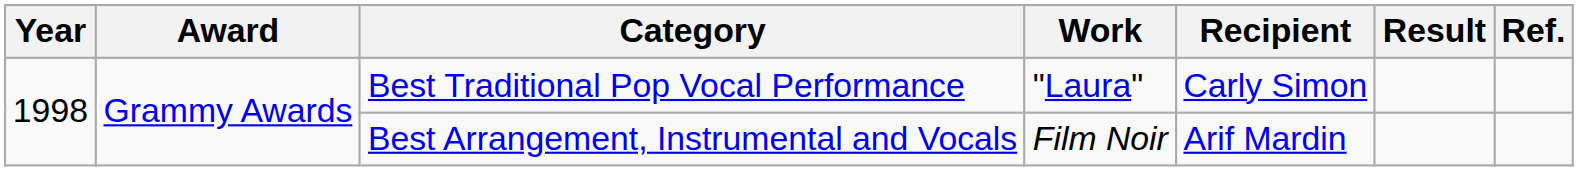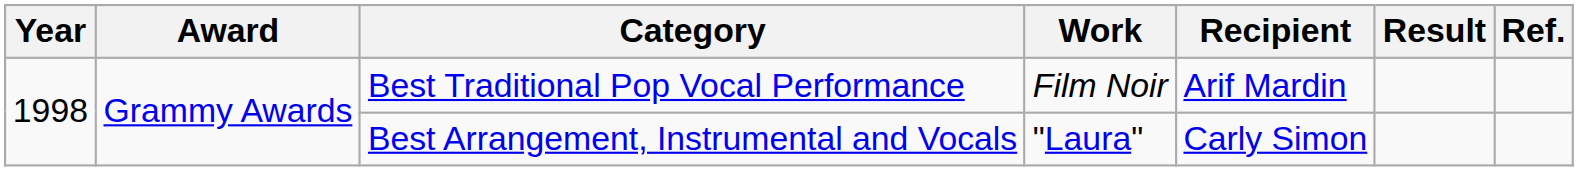(1088, 84) "Laura" -> (1100, 84) Film Noir
(1275, 84) Carly Simon -> (1265, 84) Arif Mardin
(1100, 138) Film Noir -> (1088, 138) "Laura"
(1265, 138) Arif Mardin -> (1275, 138) Carly Simon
